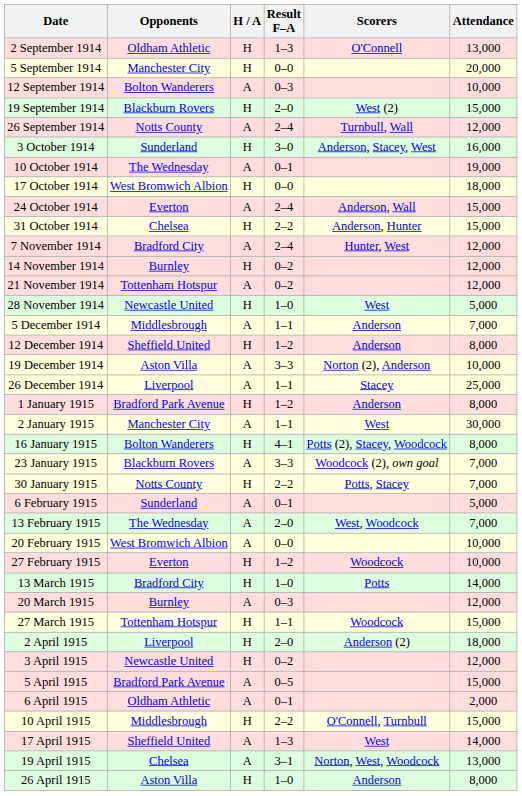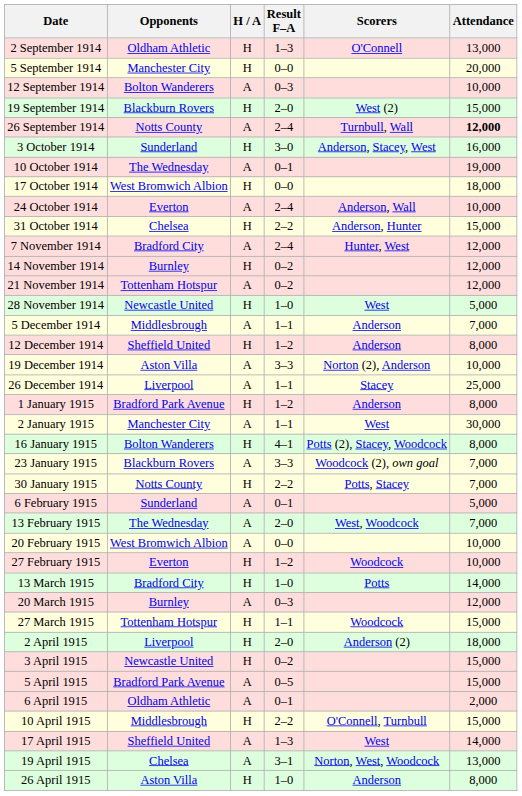(483, 127) normal -> (483, 127) bold
(483, 206) 15,000 -> (483, 206) 10,000
(483, 661) 12,000 -> (483, 661) 15,000
